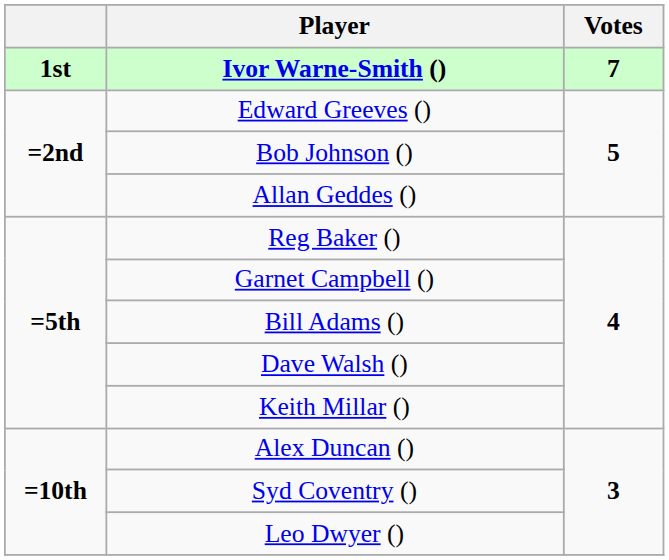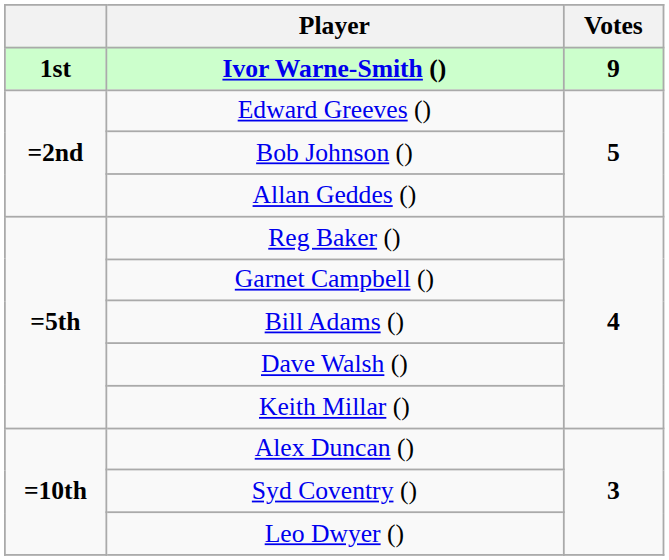(613, 68) 7 -> (613, 68) 9
